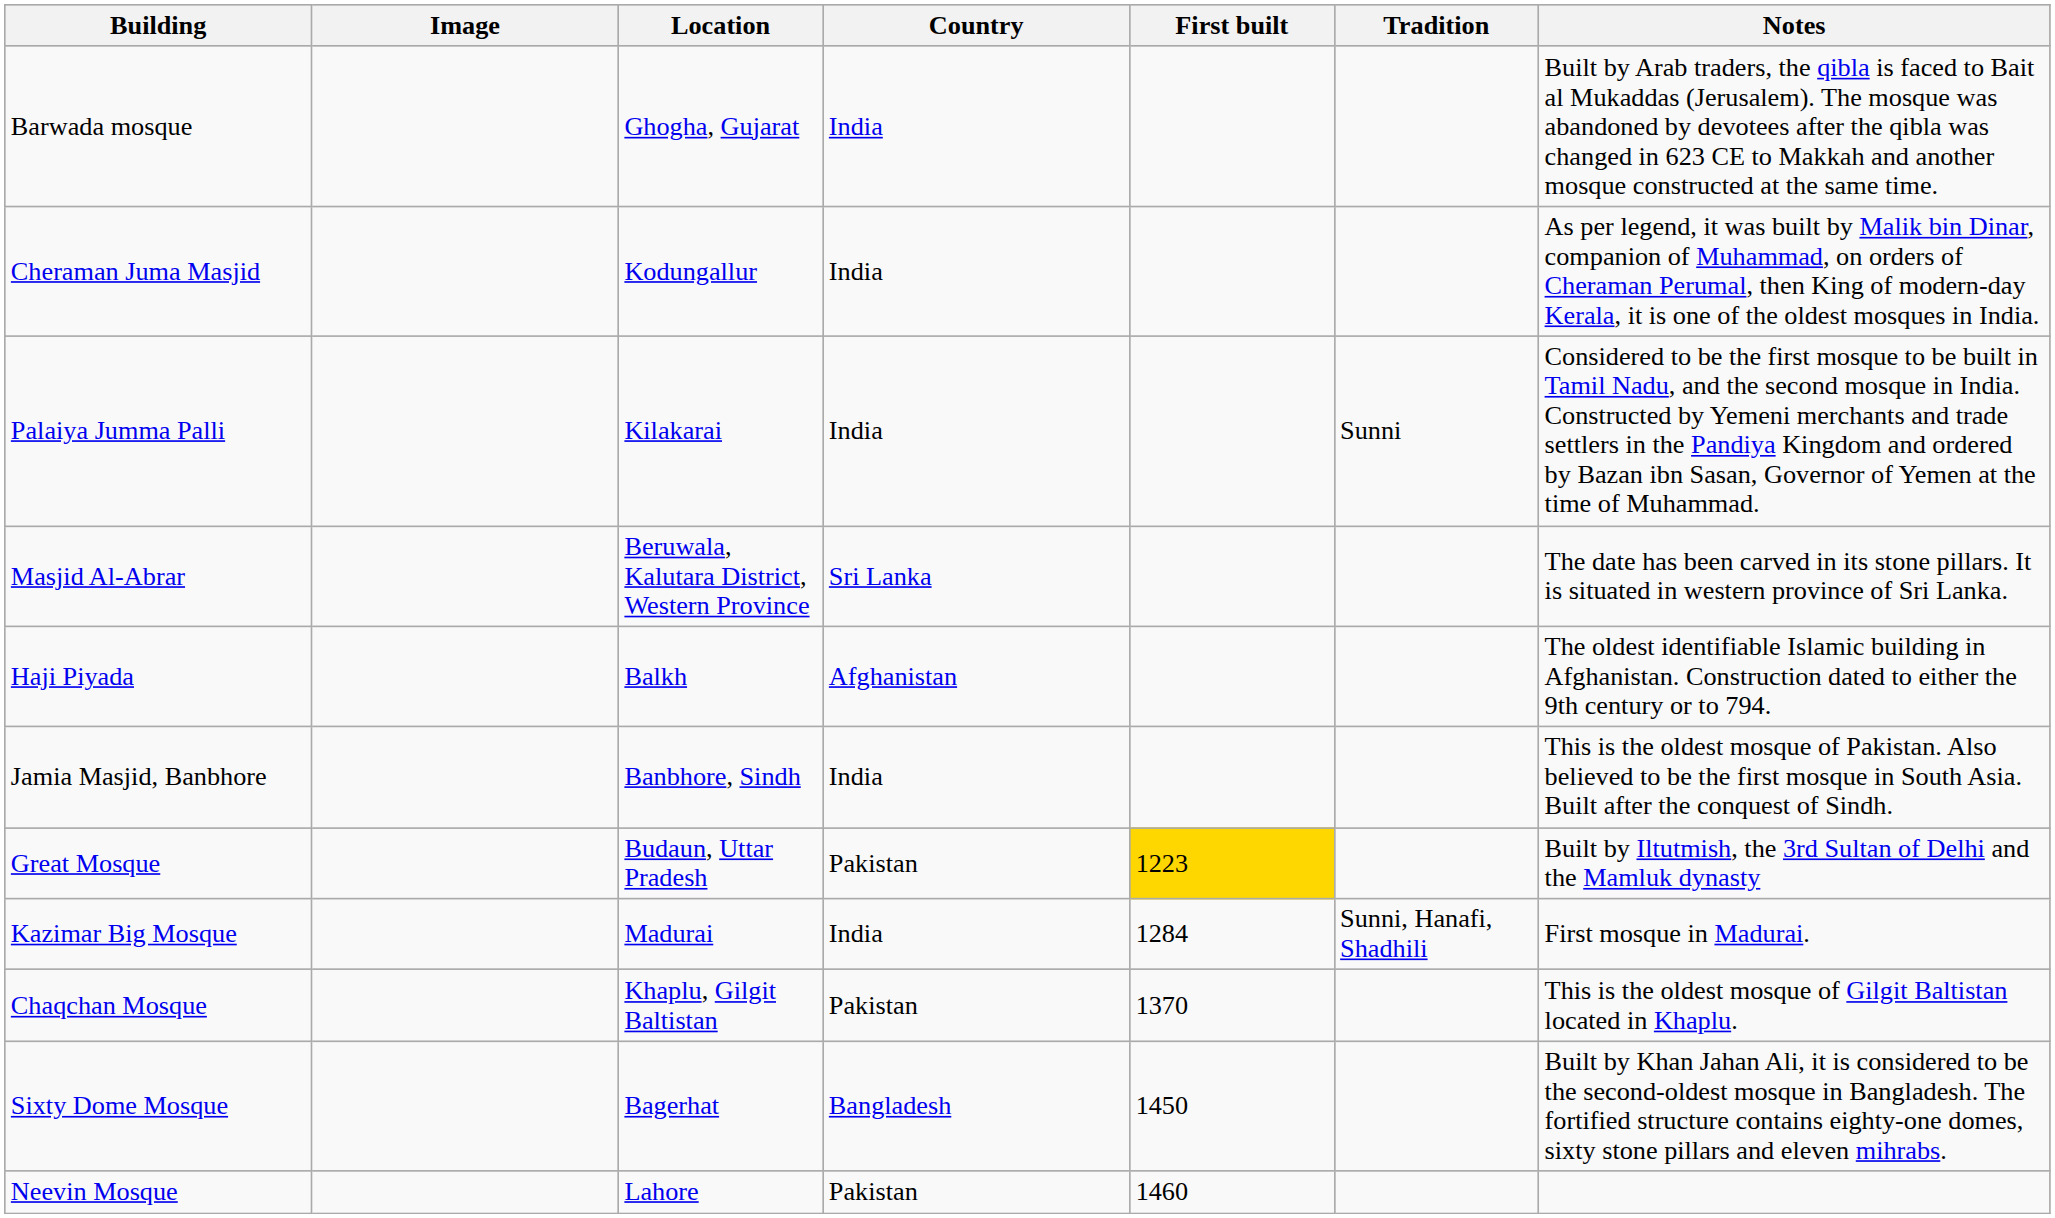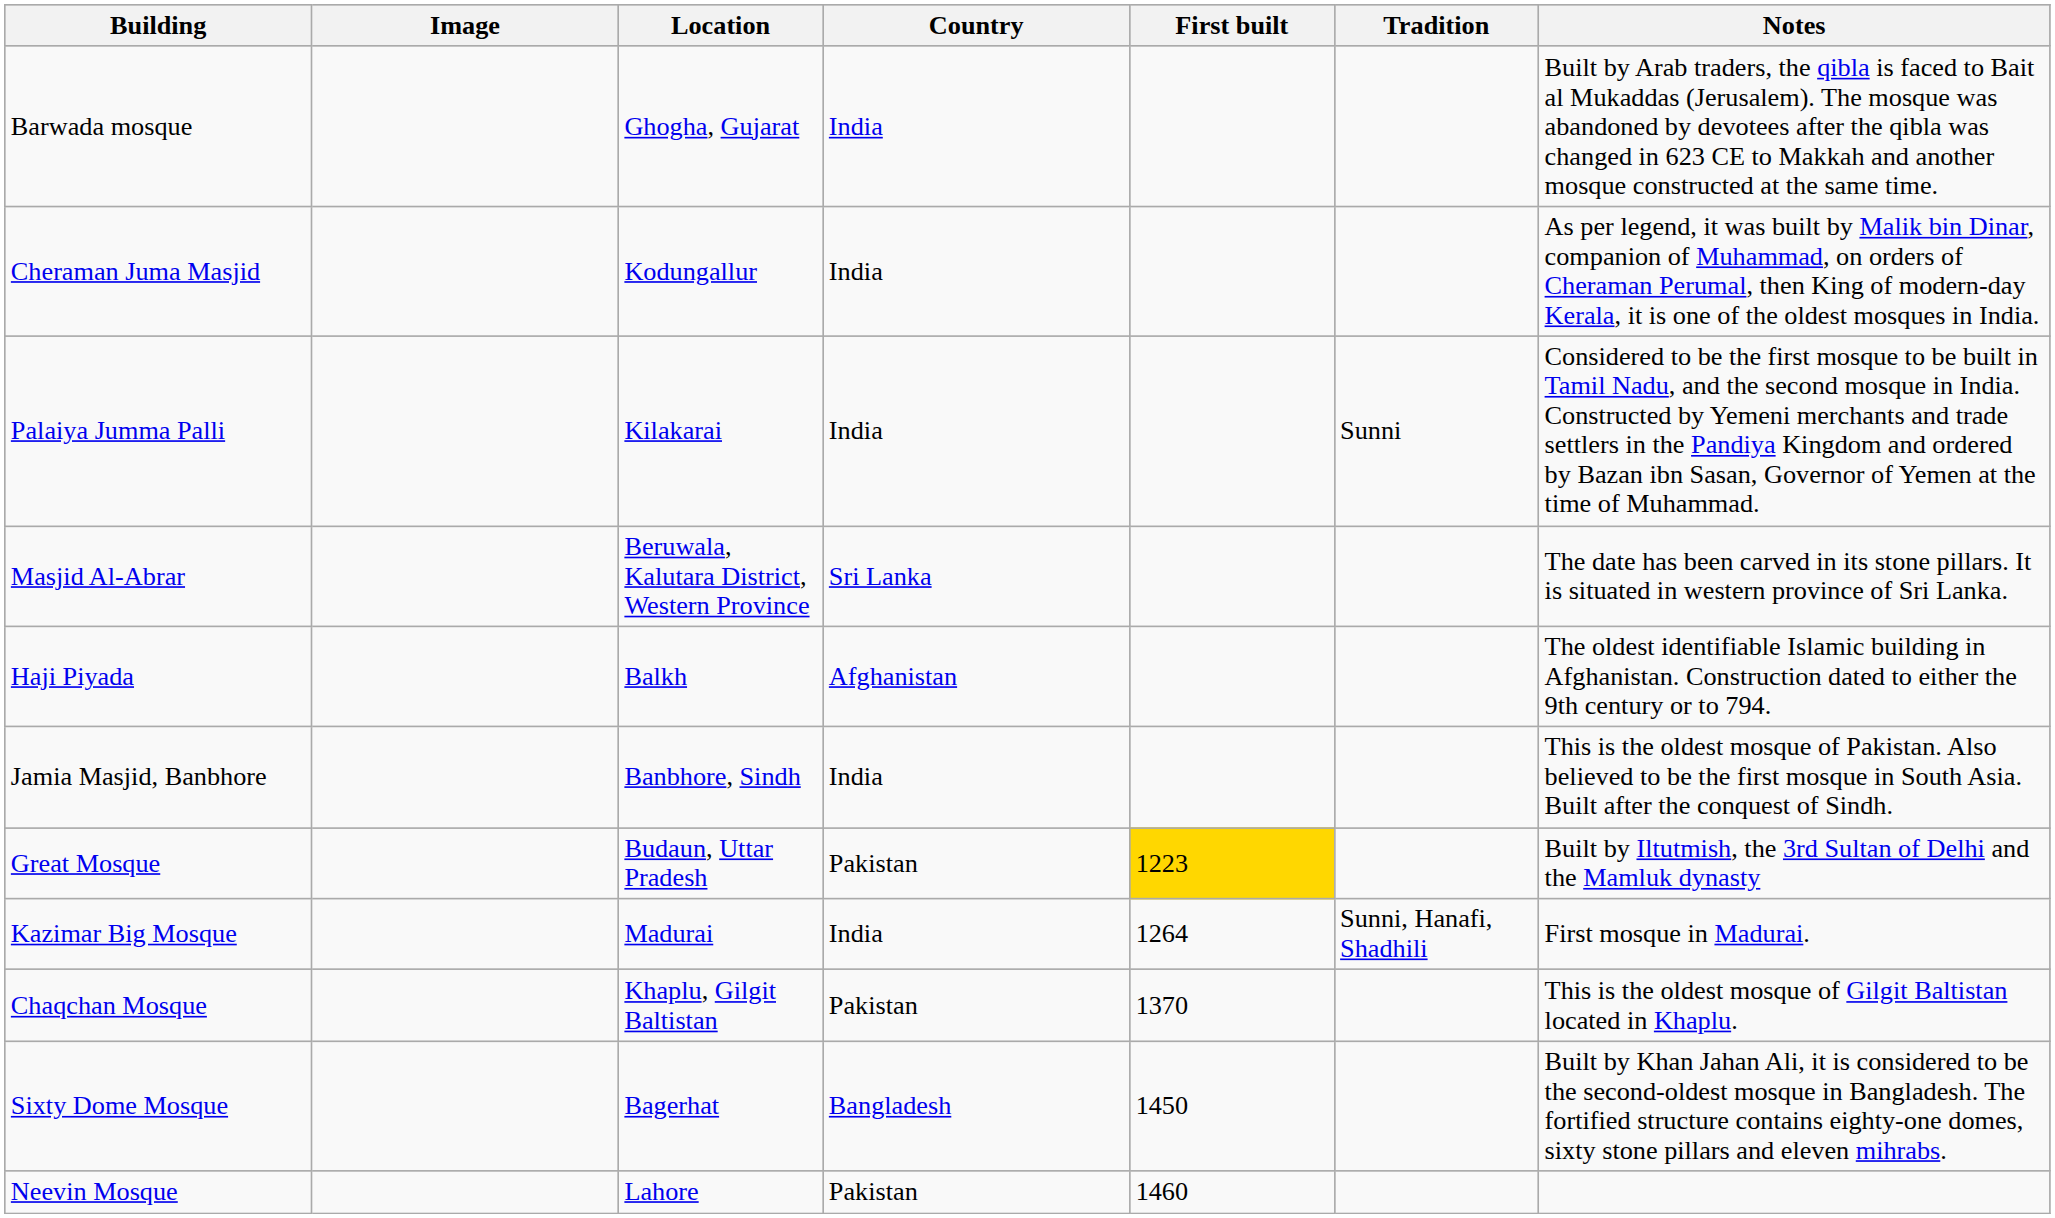(1162, 933) 1284 -> (1162, 933) 1264
